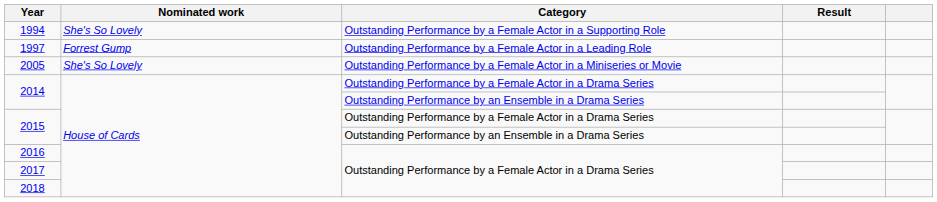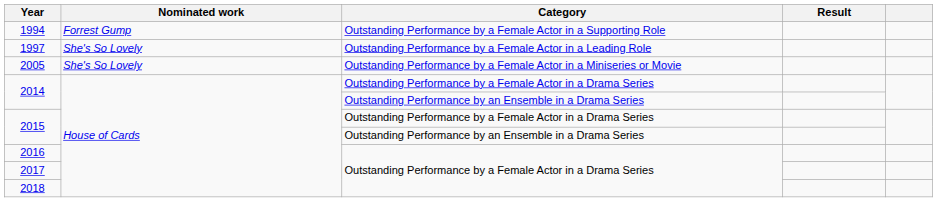(103, 30) She's So Lovely -> (97, 30) Forrest Gump
(97, 48) Forrest Gump -> (103, 48) She's So Lovely
